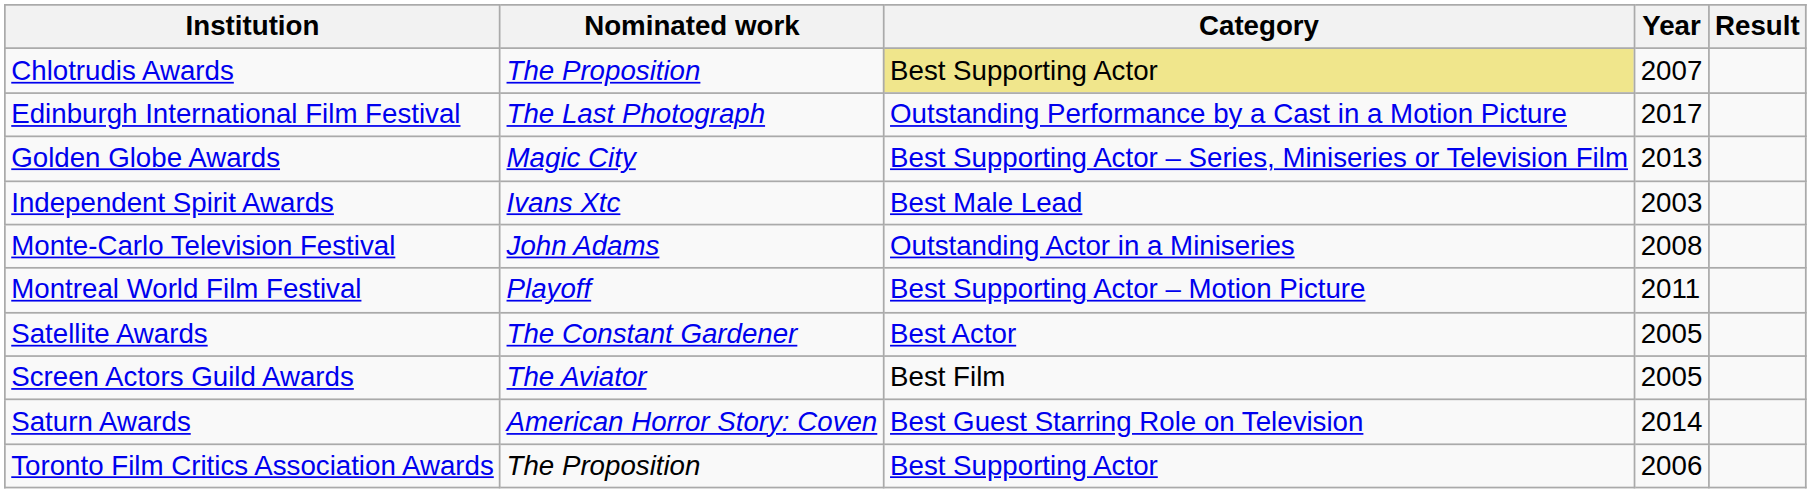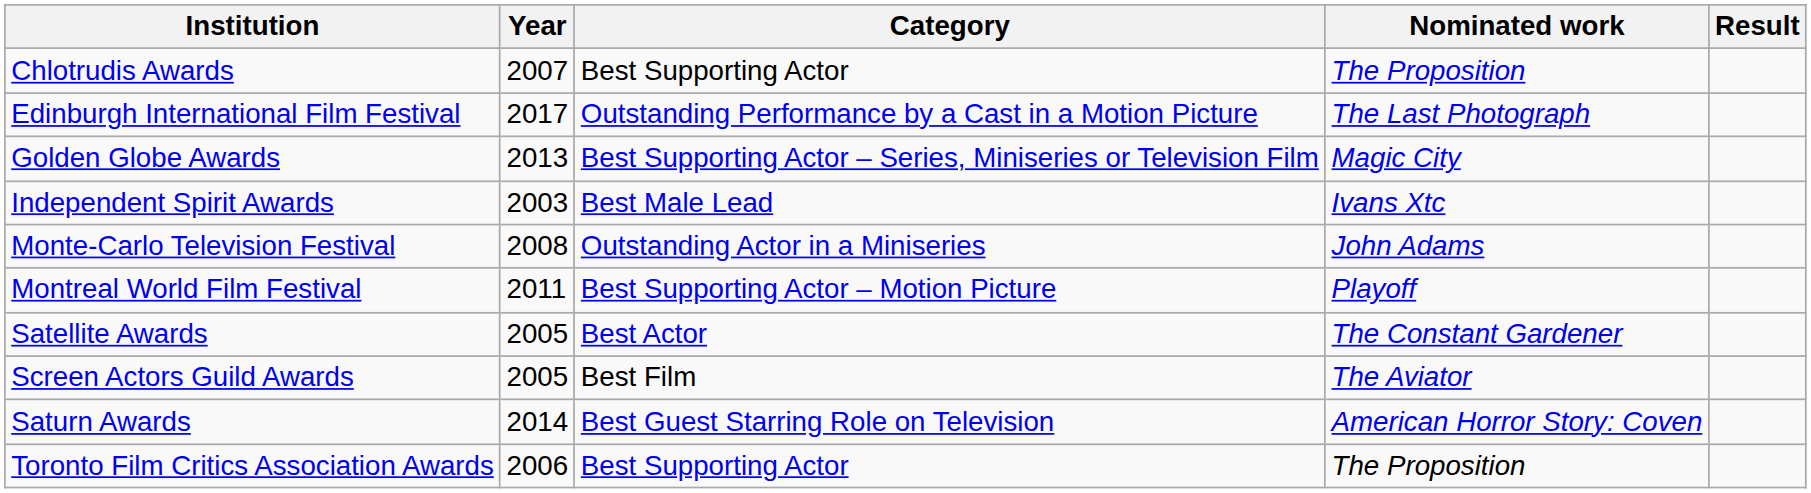columns swapped: (1672, 26) <-> (692, 26)
(1024, 70) khaki background -> (715, 70) no background
